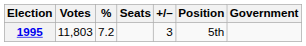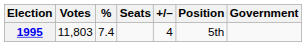(106, 32) 7.2 -> (106, 32) 7.4
(170, 32) 3 -> (170, 32) 4
